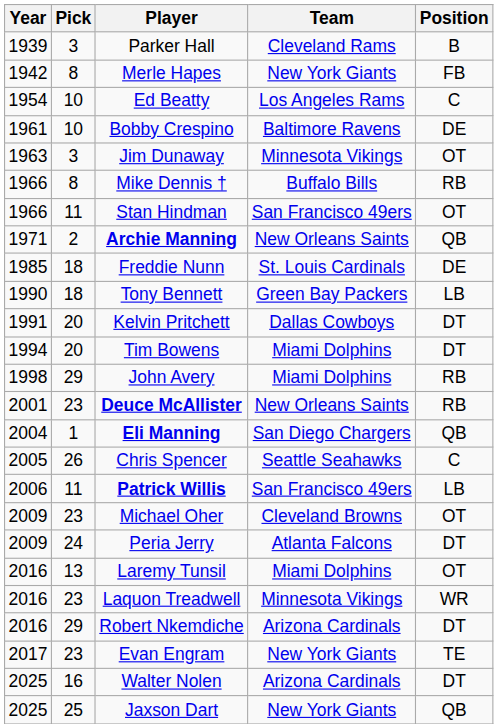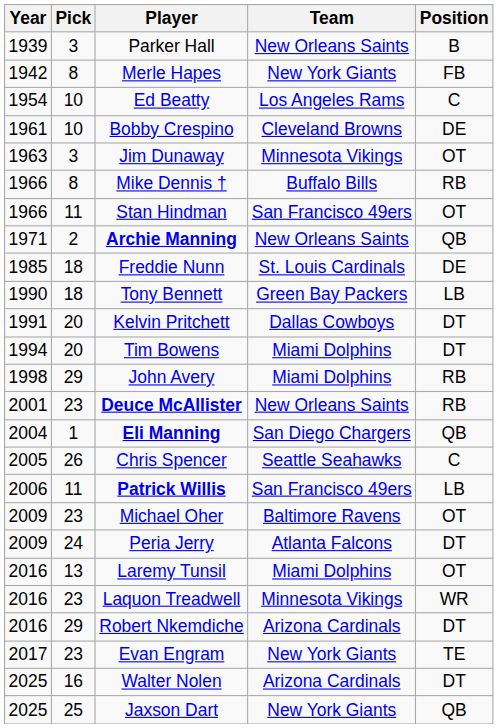(332, 45) Cleveland Rams -> (332, 45) New Orleans Saints
(332, 128) Baltimore Ravens -> (332, 128) Cleveland Browns
(332, 516) Cleveland Browns -> (332, 516) Baltimore Ravens
